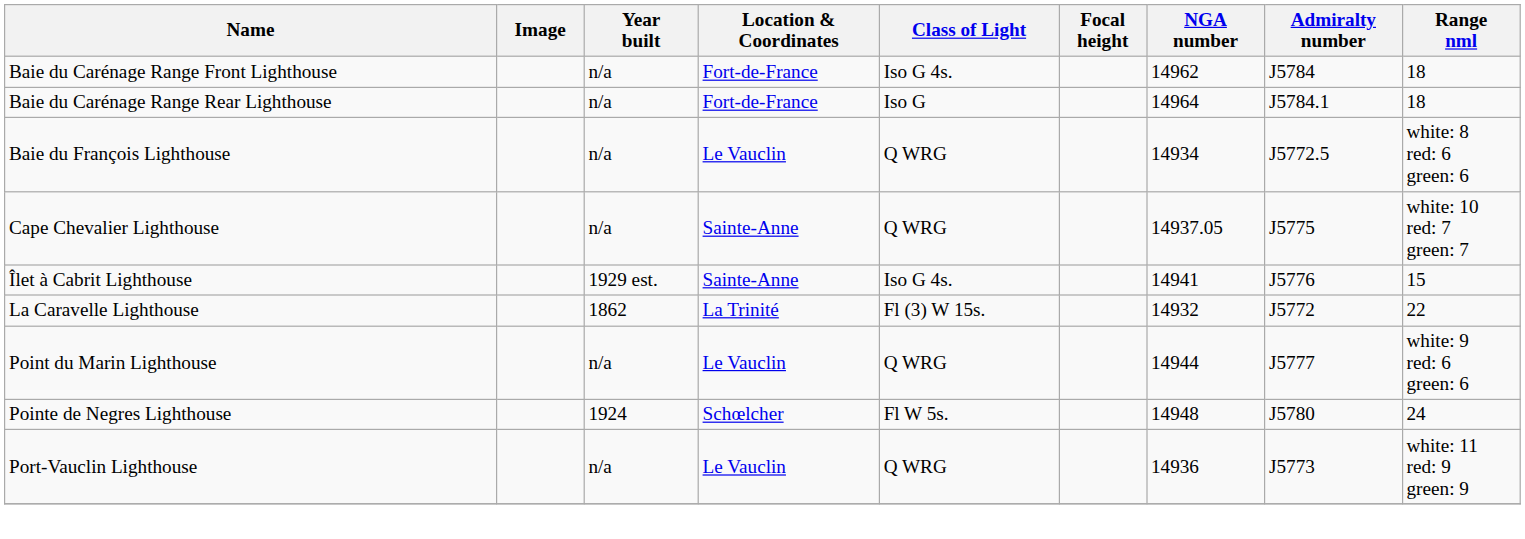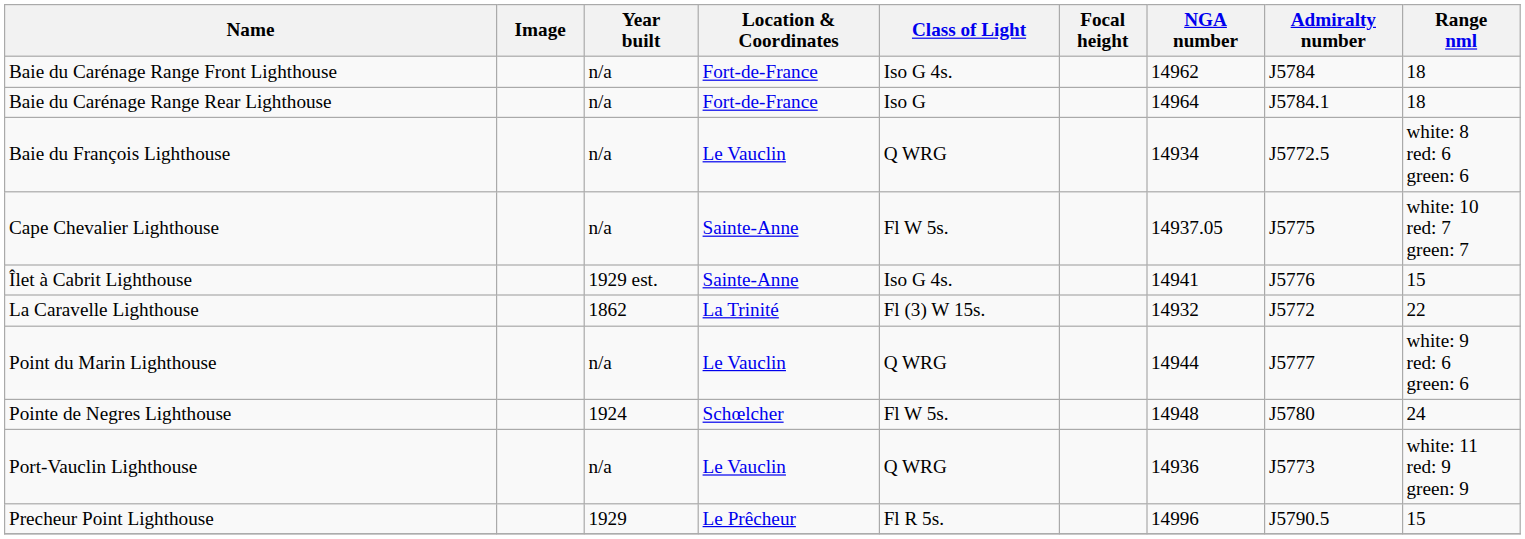(915, 227) Q WRG -> (916, 227) Fl W 5s.
+ row: (111, 518)
